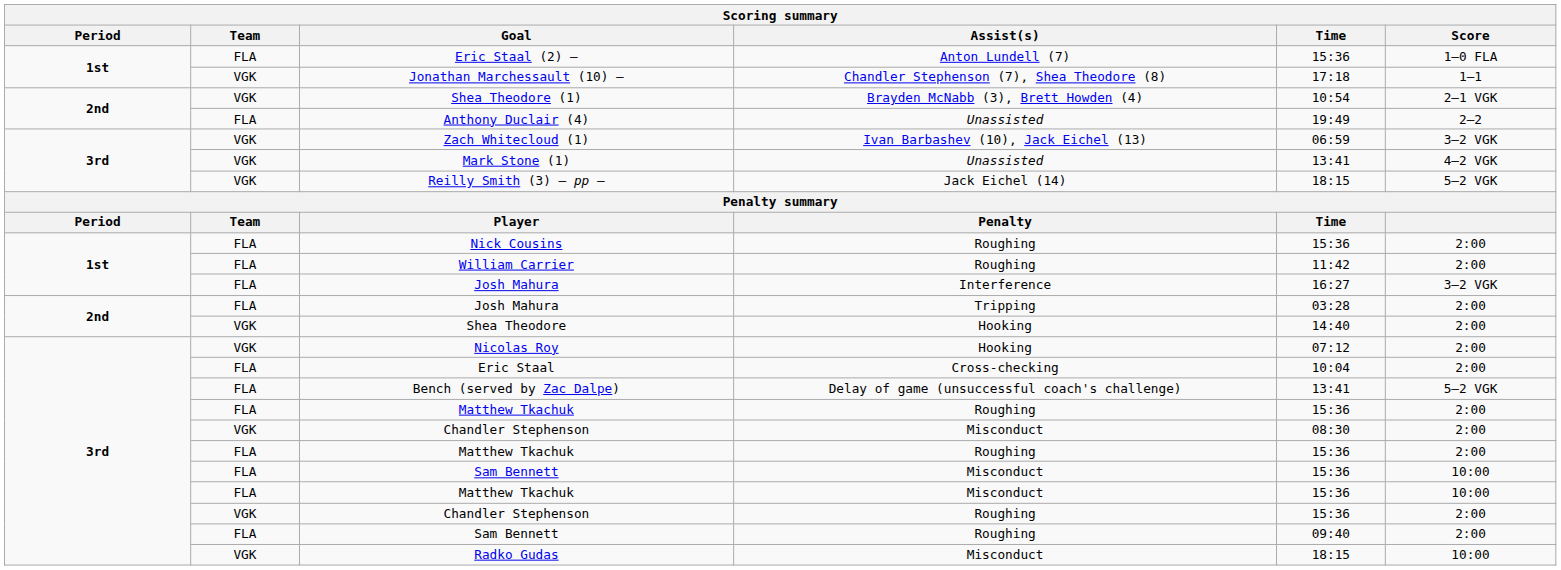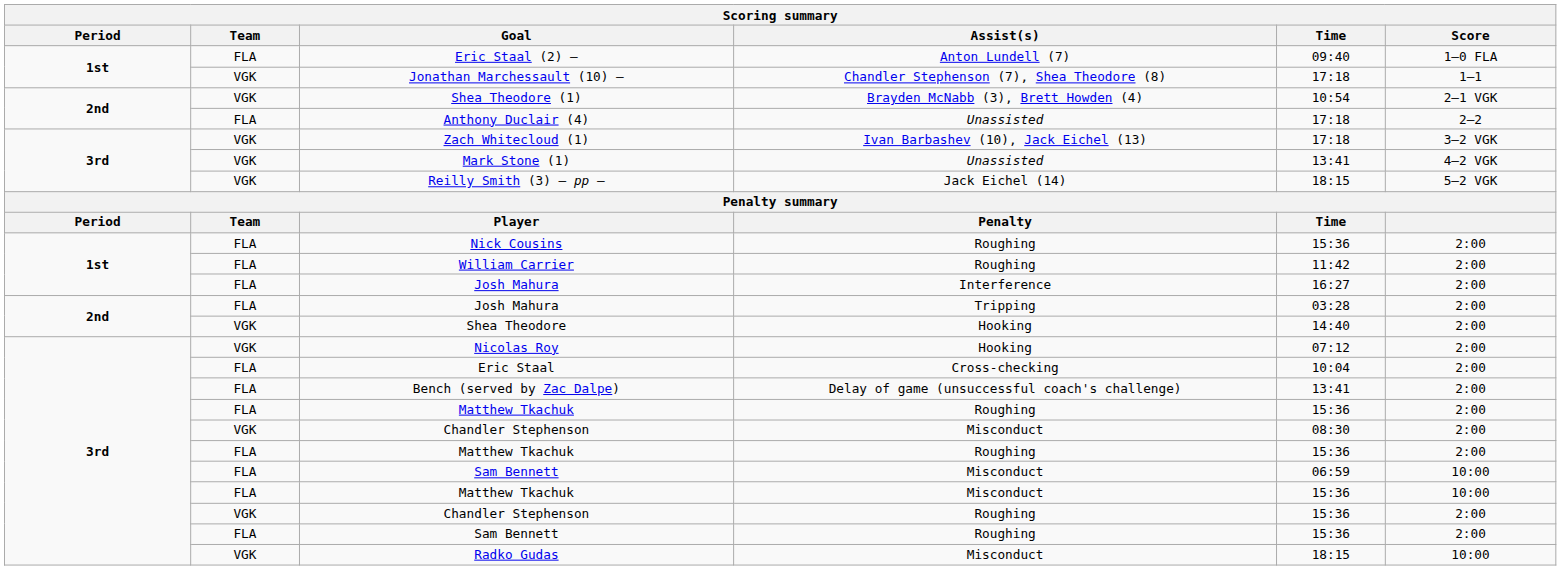(1331, 56) 15:36 -> (1331, 56) 09:40
(1331, 119) 19:49 -> (1331, 119) 17:18
(1331, 139) 06:59 -> (1331, 139) 17:18
(1470, 285) 3–2 VGK -> (1470, 285) 2:00
(1470, 389) 5–2 VGK -> (1470, 389) 2:00
(1331, 472) 15:36 -> (1331, 472) 06:59
(1331, 534) 09:40 -> (1331, 534) 15:36
